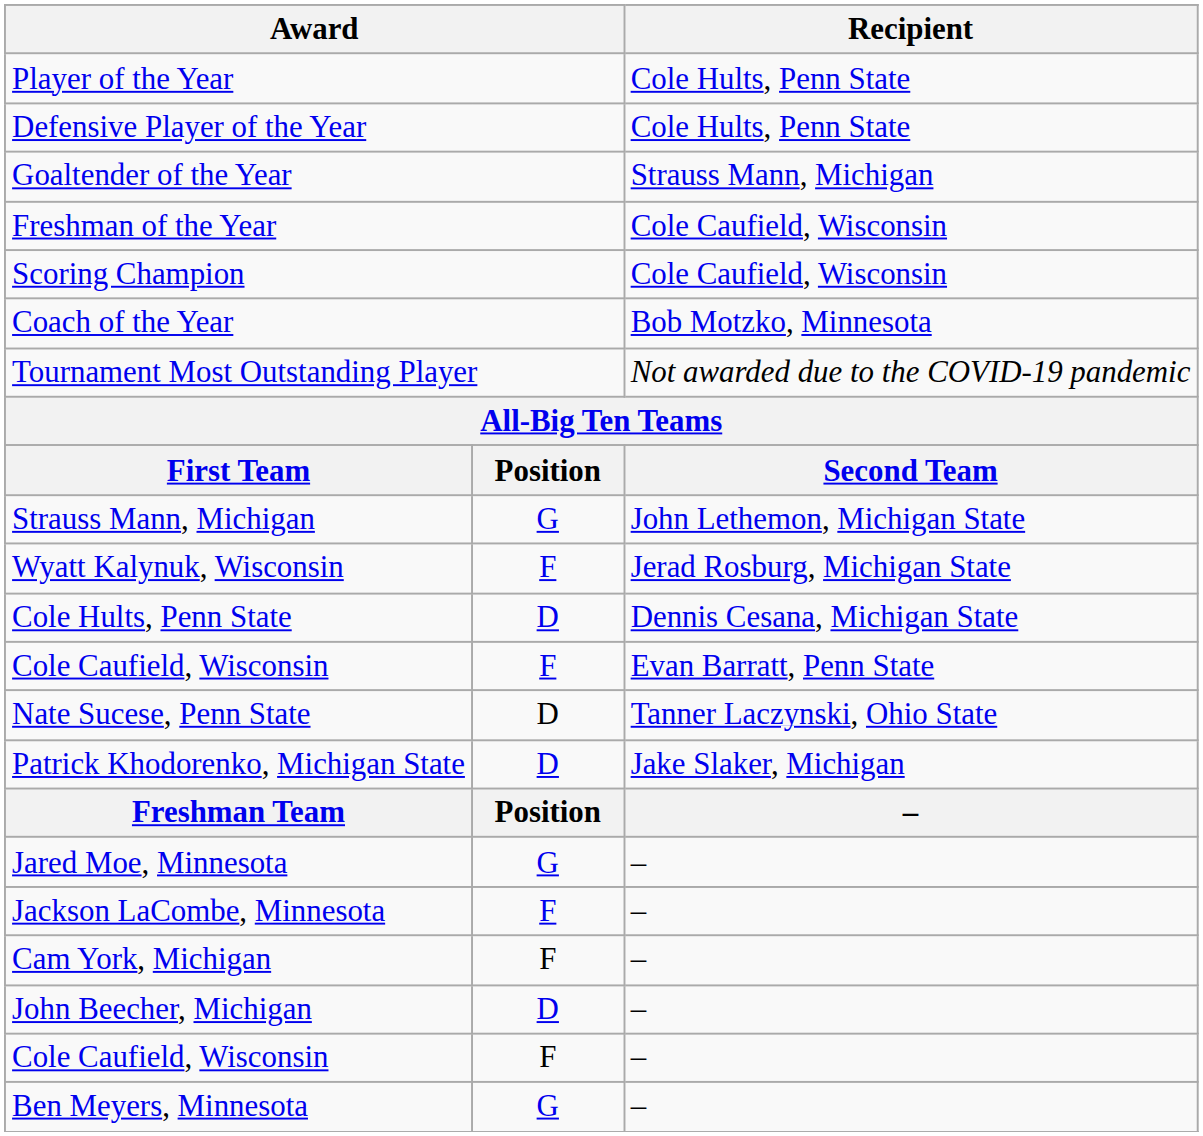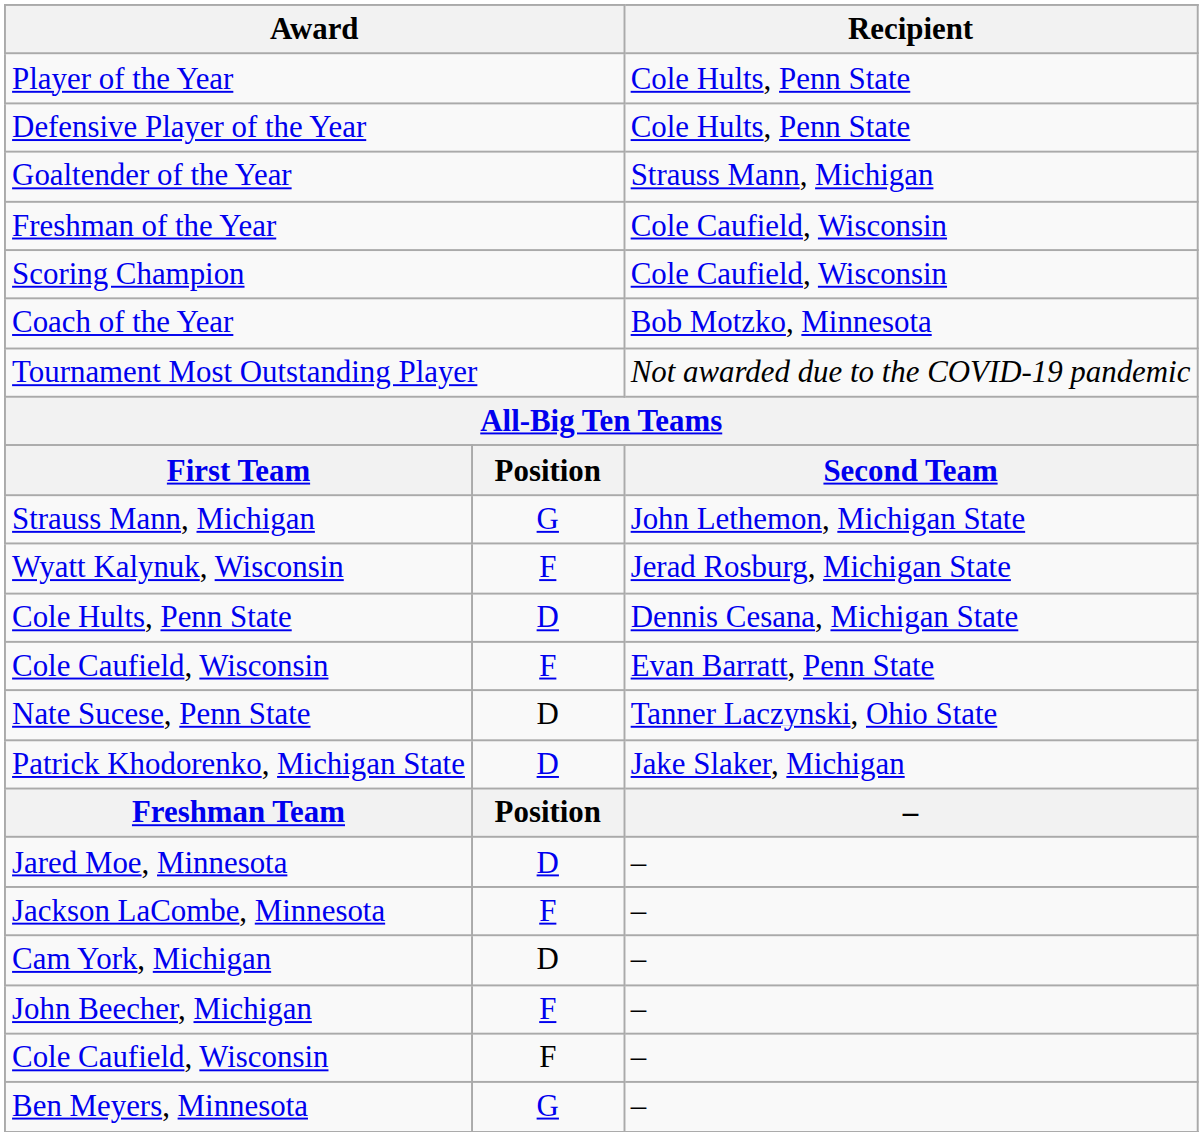(548, 861) G -> (548, 861) D
(548, 959) F -> (548, 959) D
(548, 1008) D -> (548, 1008) F
